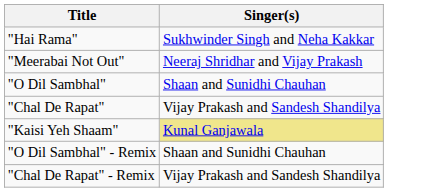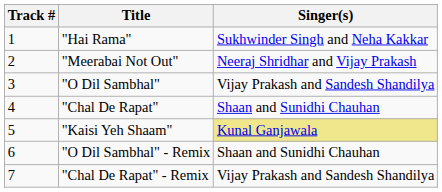+ column: (31, 15)
(244, 84) Shaan and Sunidhi Chauhan -> (326, 84) Vijay Prakash and Sandesh Shandilya
(272, 107) Vijay Prakash and Sandesh Shandilya -> (298, 107) Shaan and Sunidhi Chauhan
